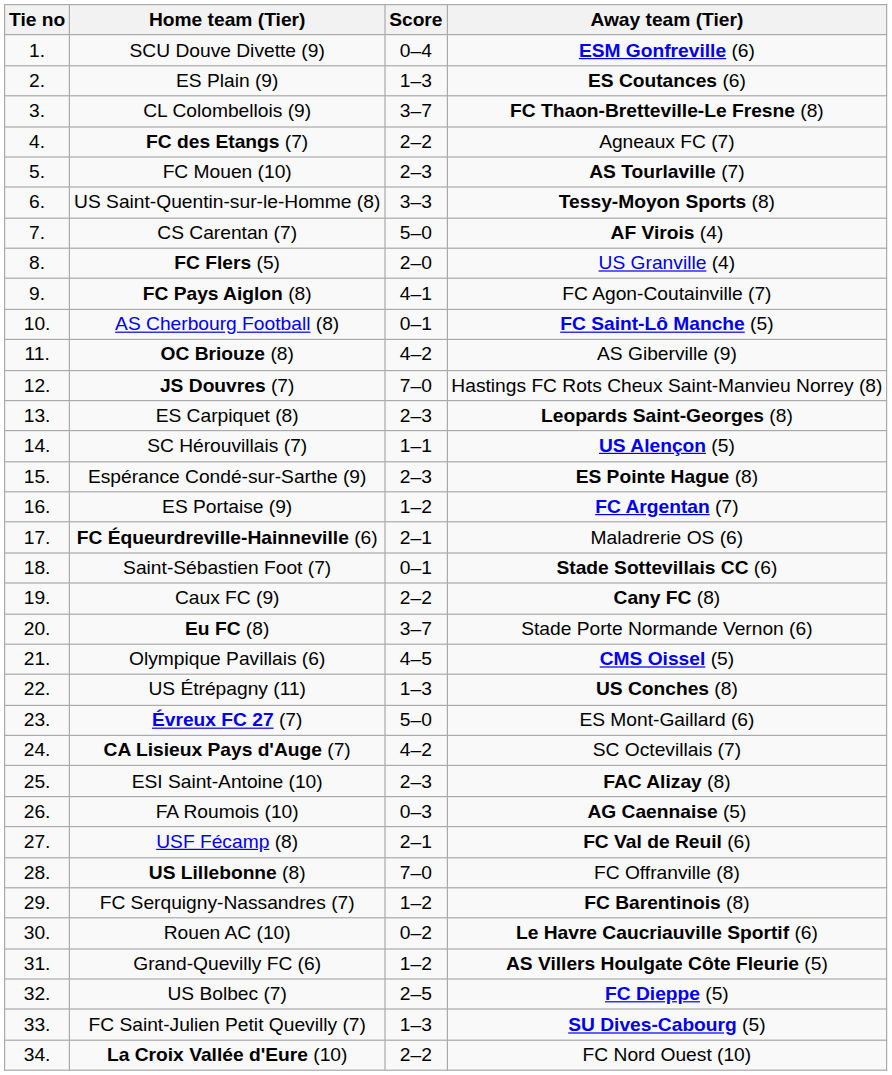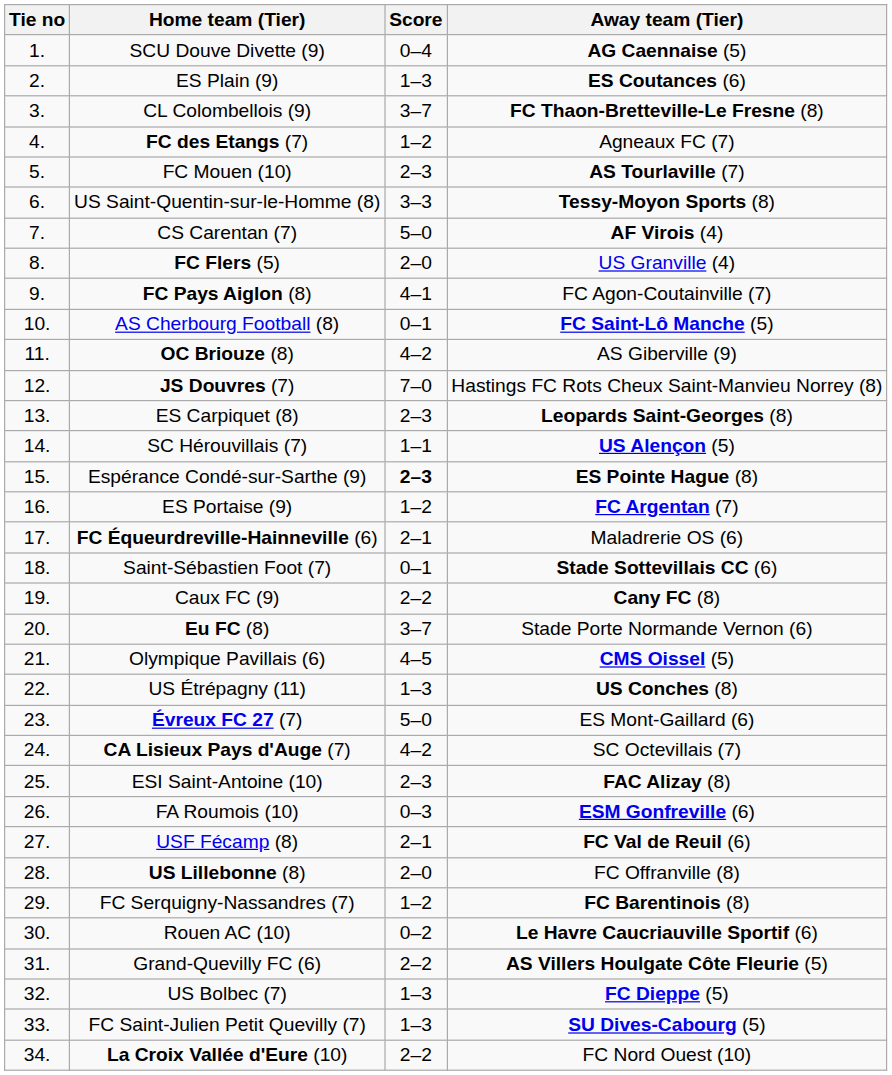(667, 50) ESM Gonfreville (6) -> (667, 50) AG Caennaise (5)
(416, 141) 2–2 -> (416, 141) 1–2
(416, 476) normal -> (416, 476) bold
(667, 811) AG Caennaise (5) -> (667, 811) ESM Gonfreville (6)
(416, 872) 7–0 -> (416, 872) 2–0
(416, 963) 1–2 -> (416, 963) 2–2
(416, 994) 2–5 -> (416, 994) 1–3
